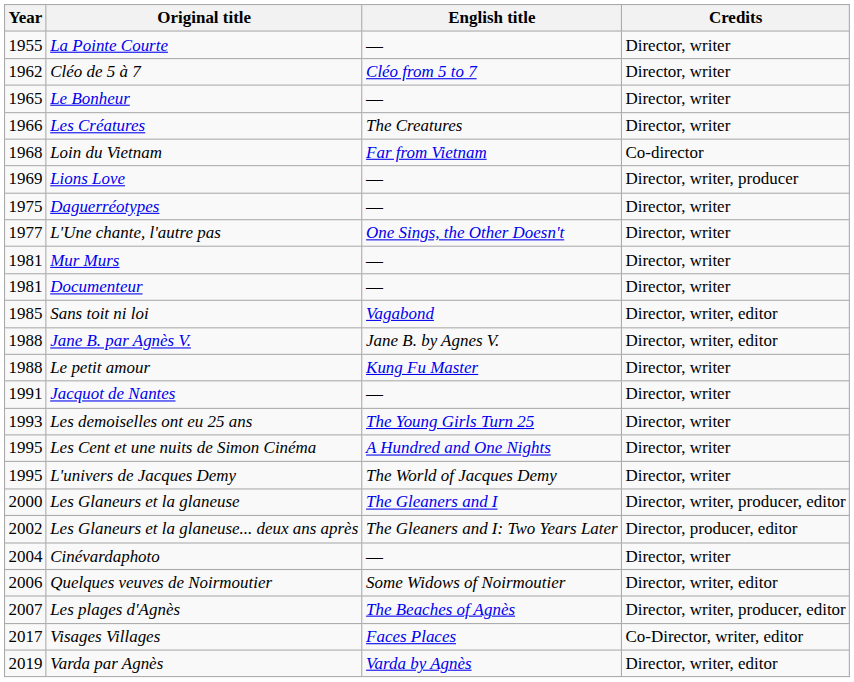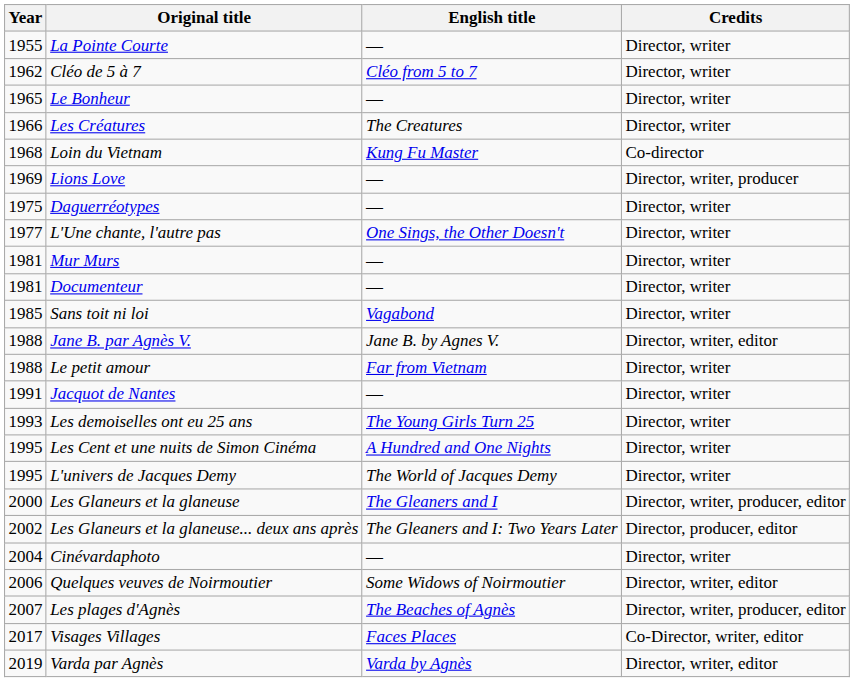(426, 152) Far from Vietnam -> (422, 152) Kung Fu Master
(702, 313) Director, writer, editor -> (678, 313) Director, writer
(422, 367) Kung Fu Master -> (426, 367) Far from Vietnam
